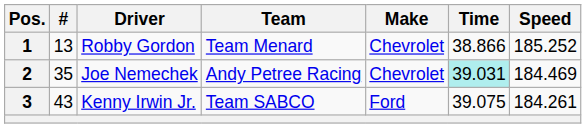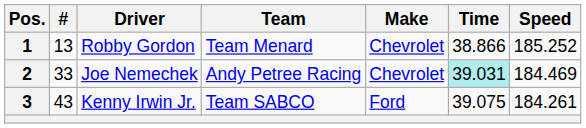(63, 74) 35 -> (63, 74) 33
